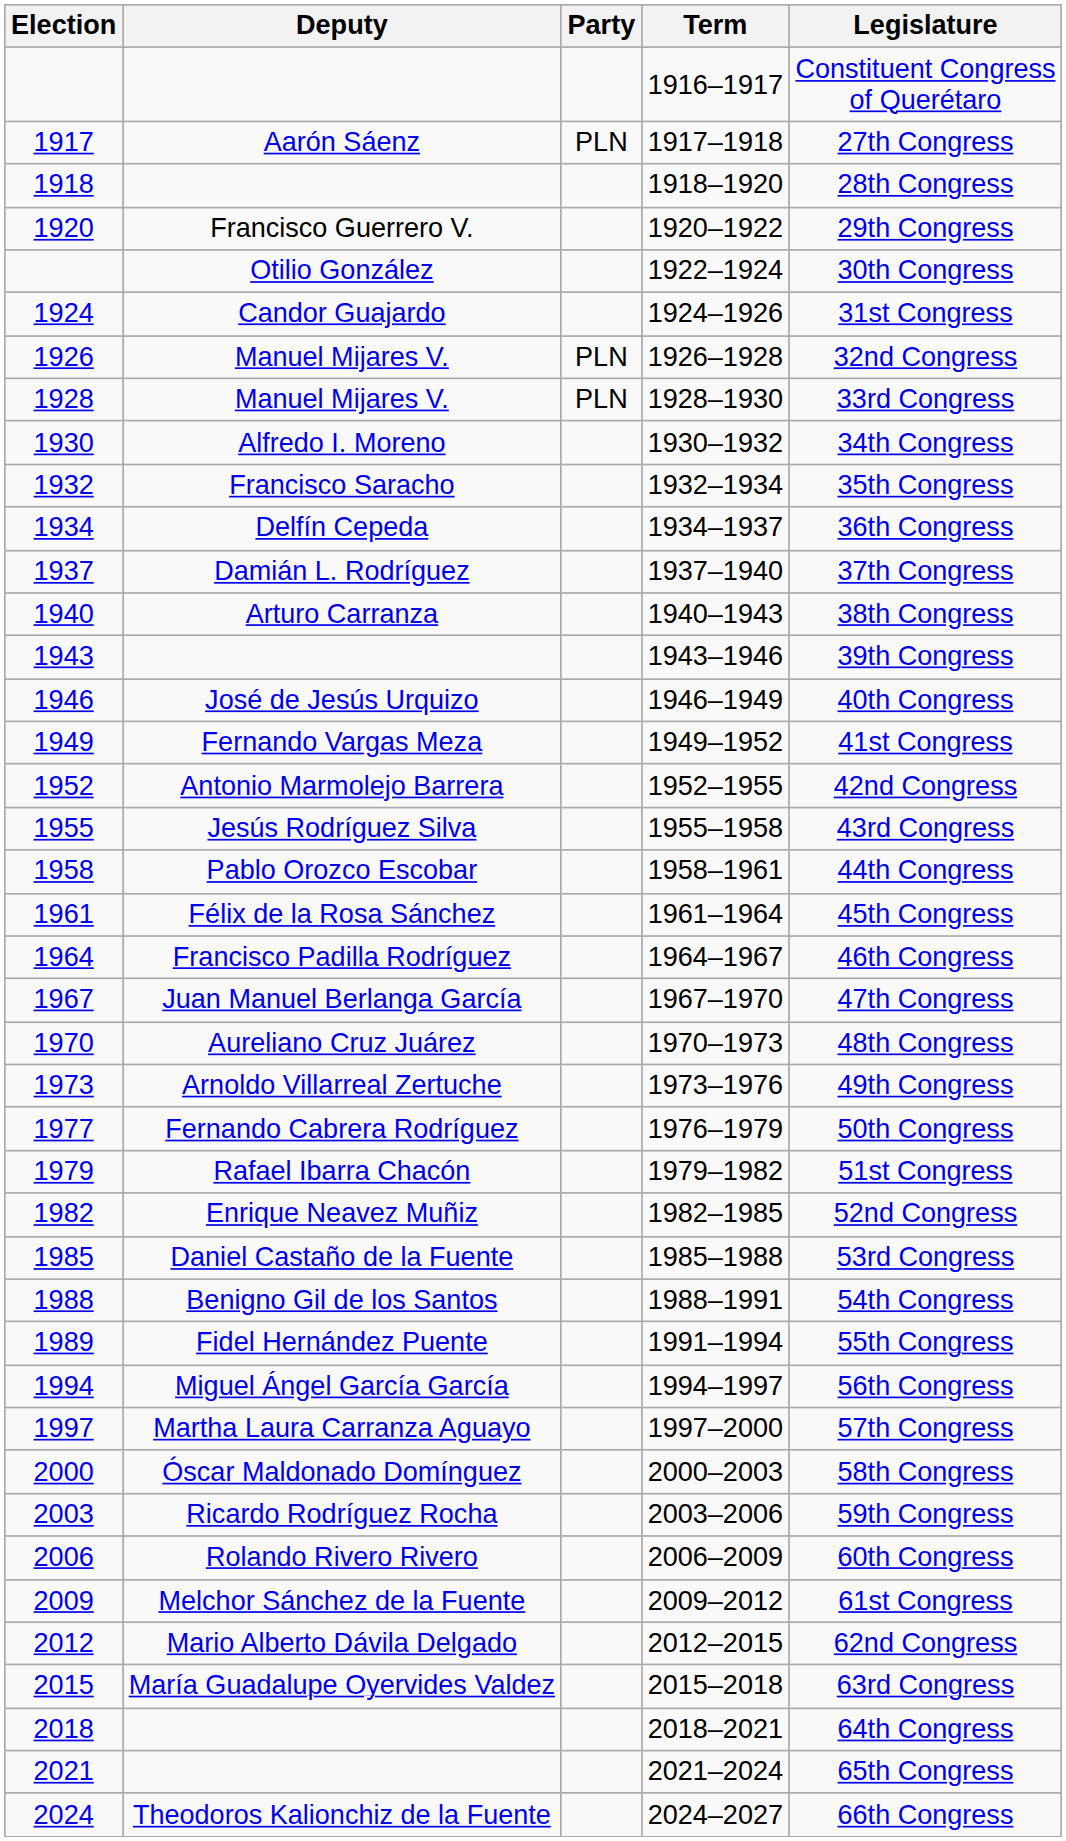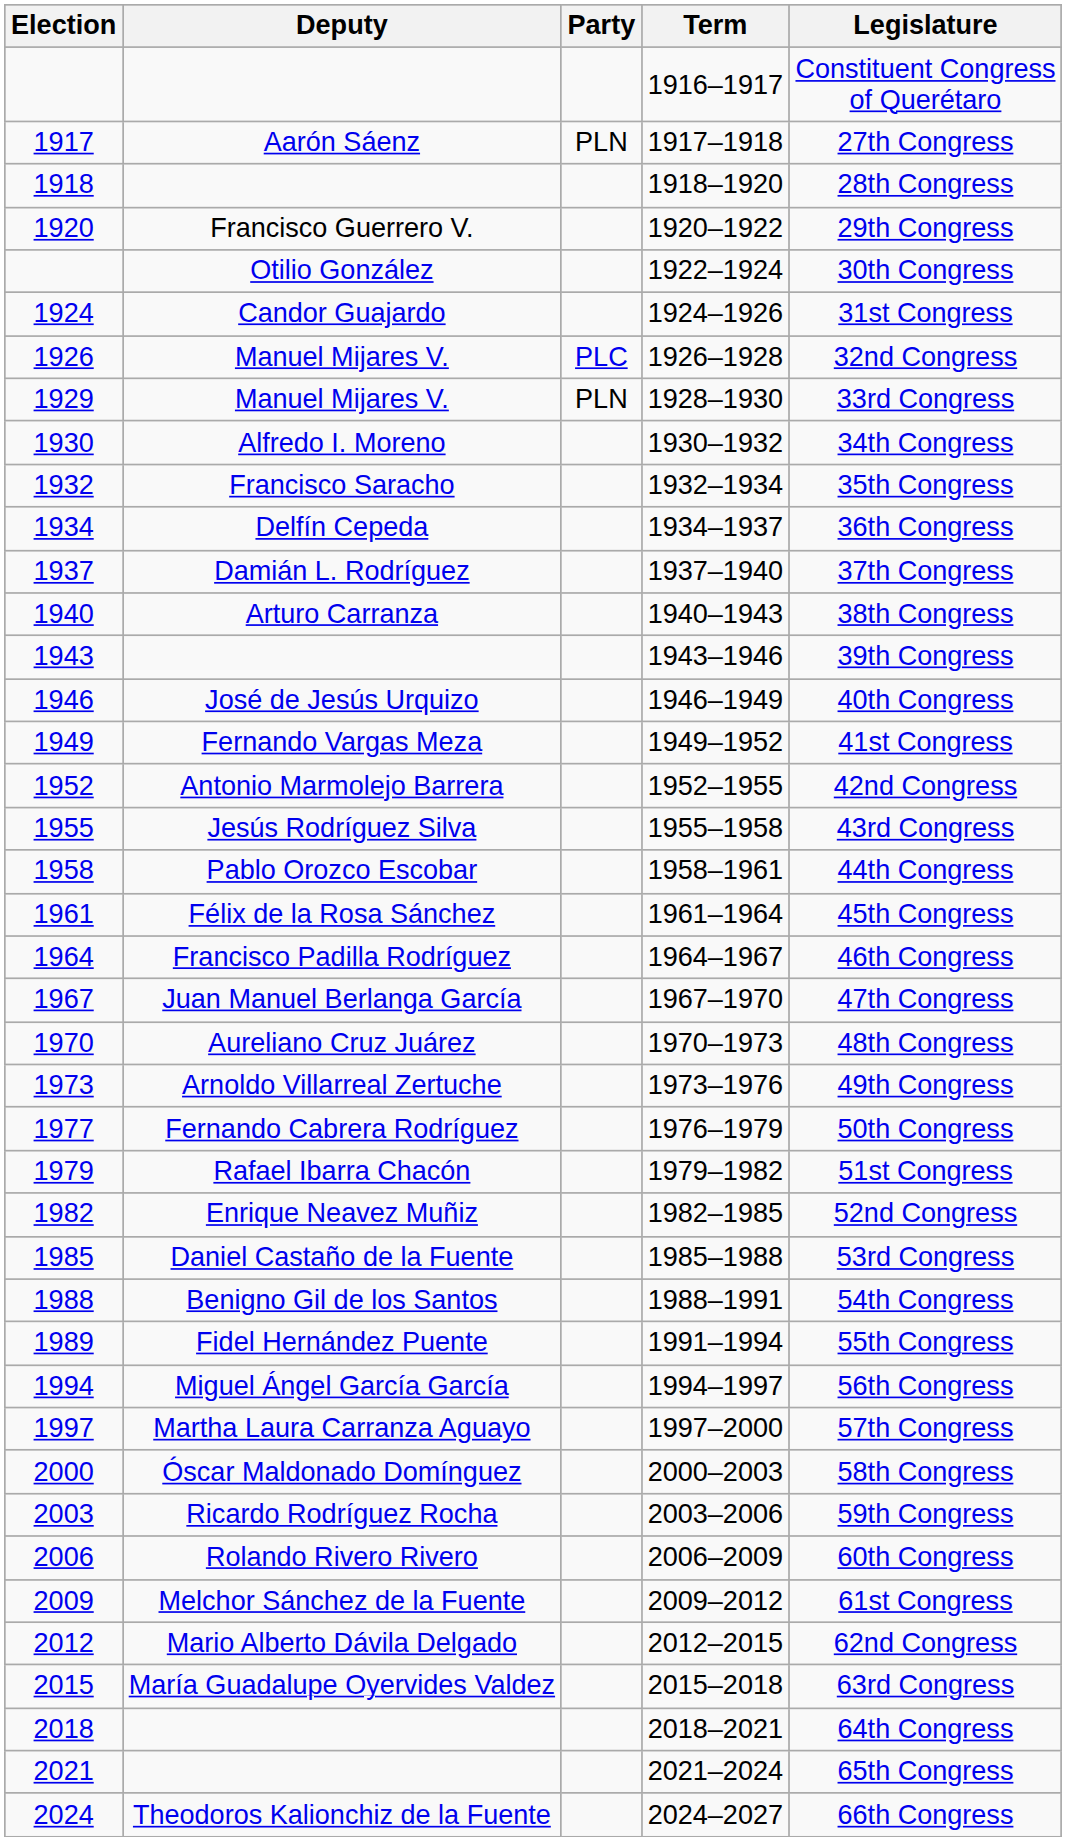(601, 356) PLN -> (601, 356) PLC
(64, 399) 1928 -> (64, 399) 1929
